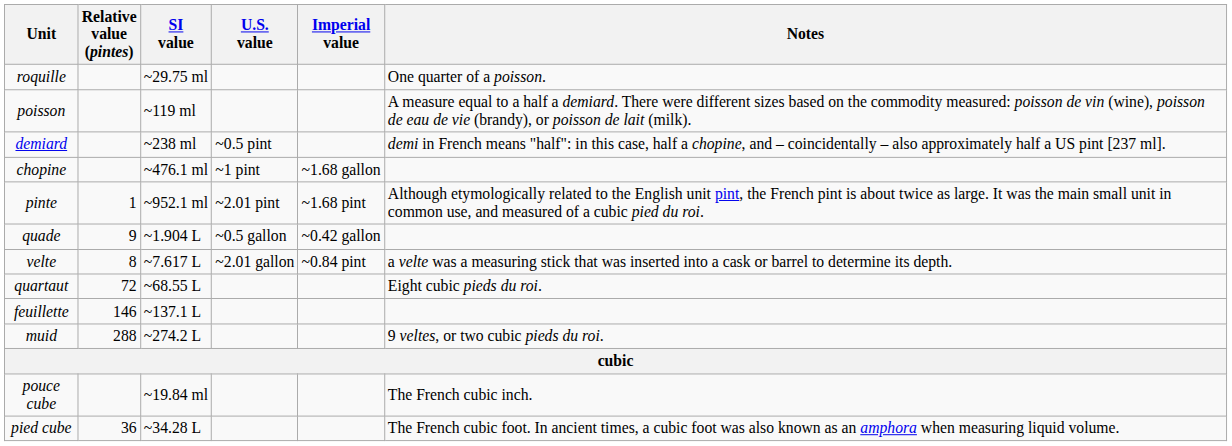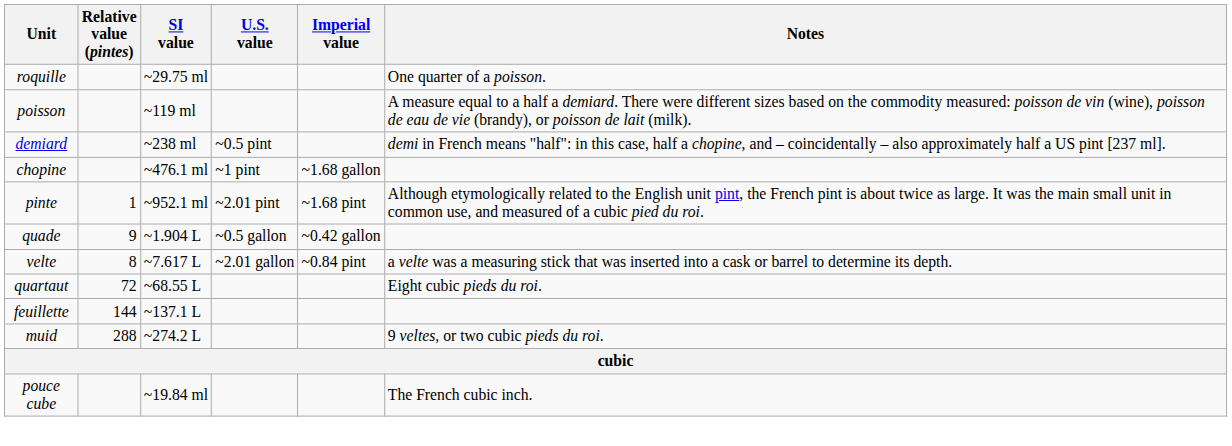(125, 311) 146 -> (125, 311) 144
- row: (41, 428)
